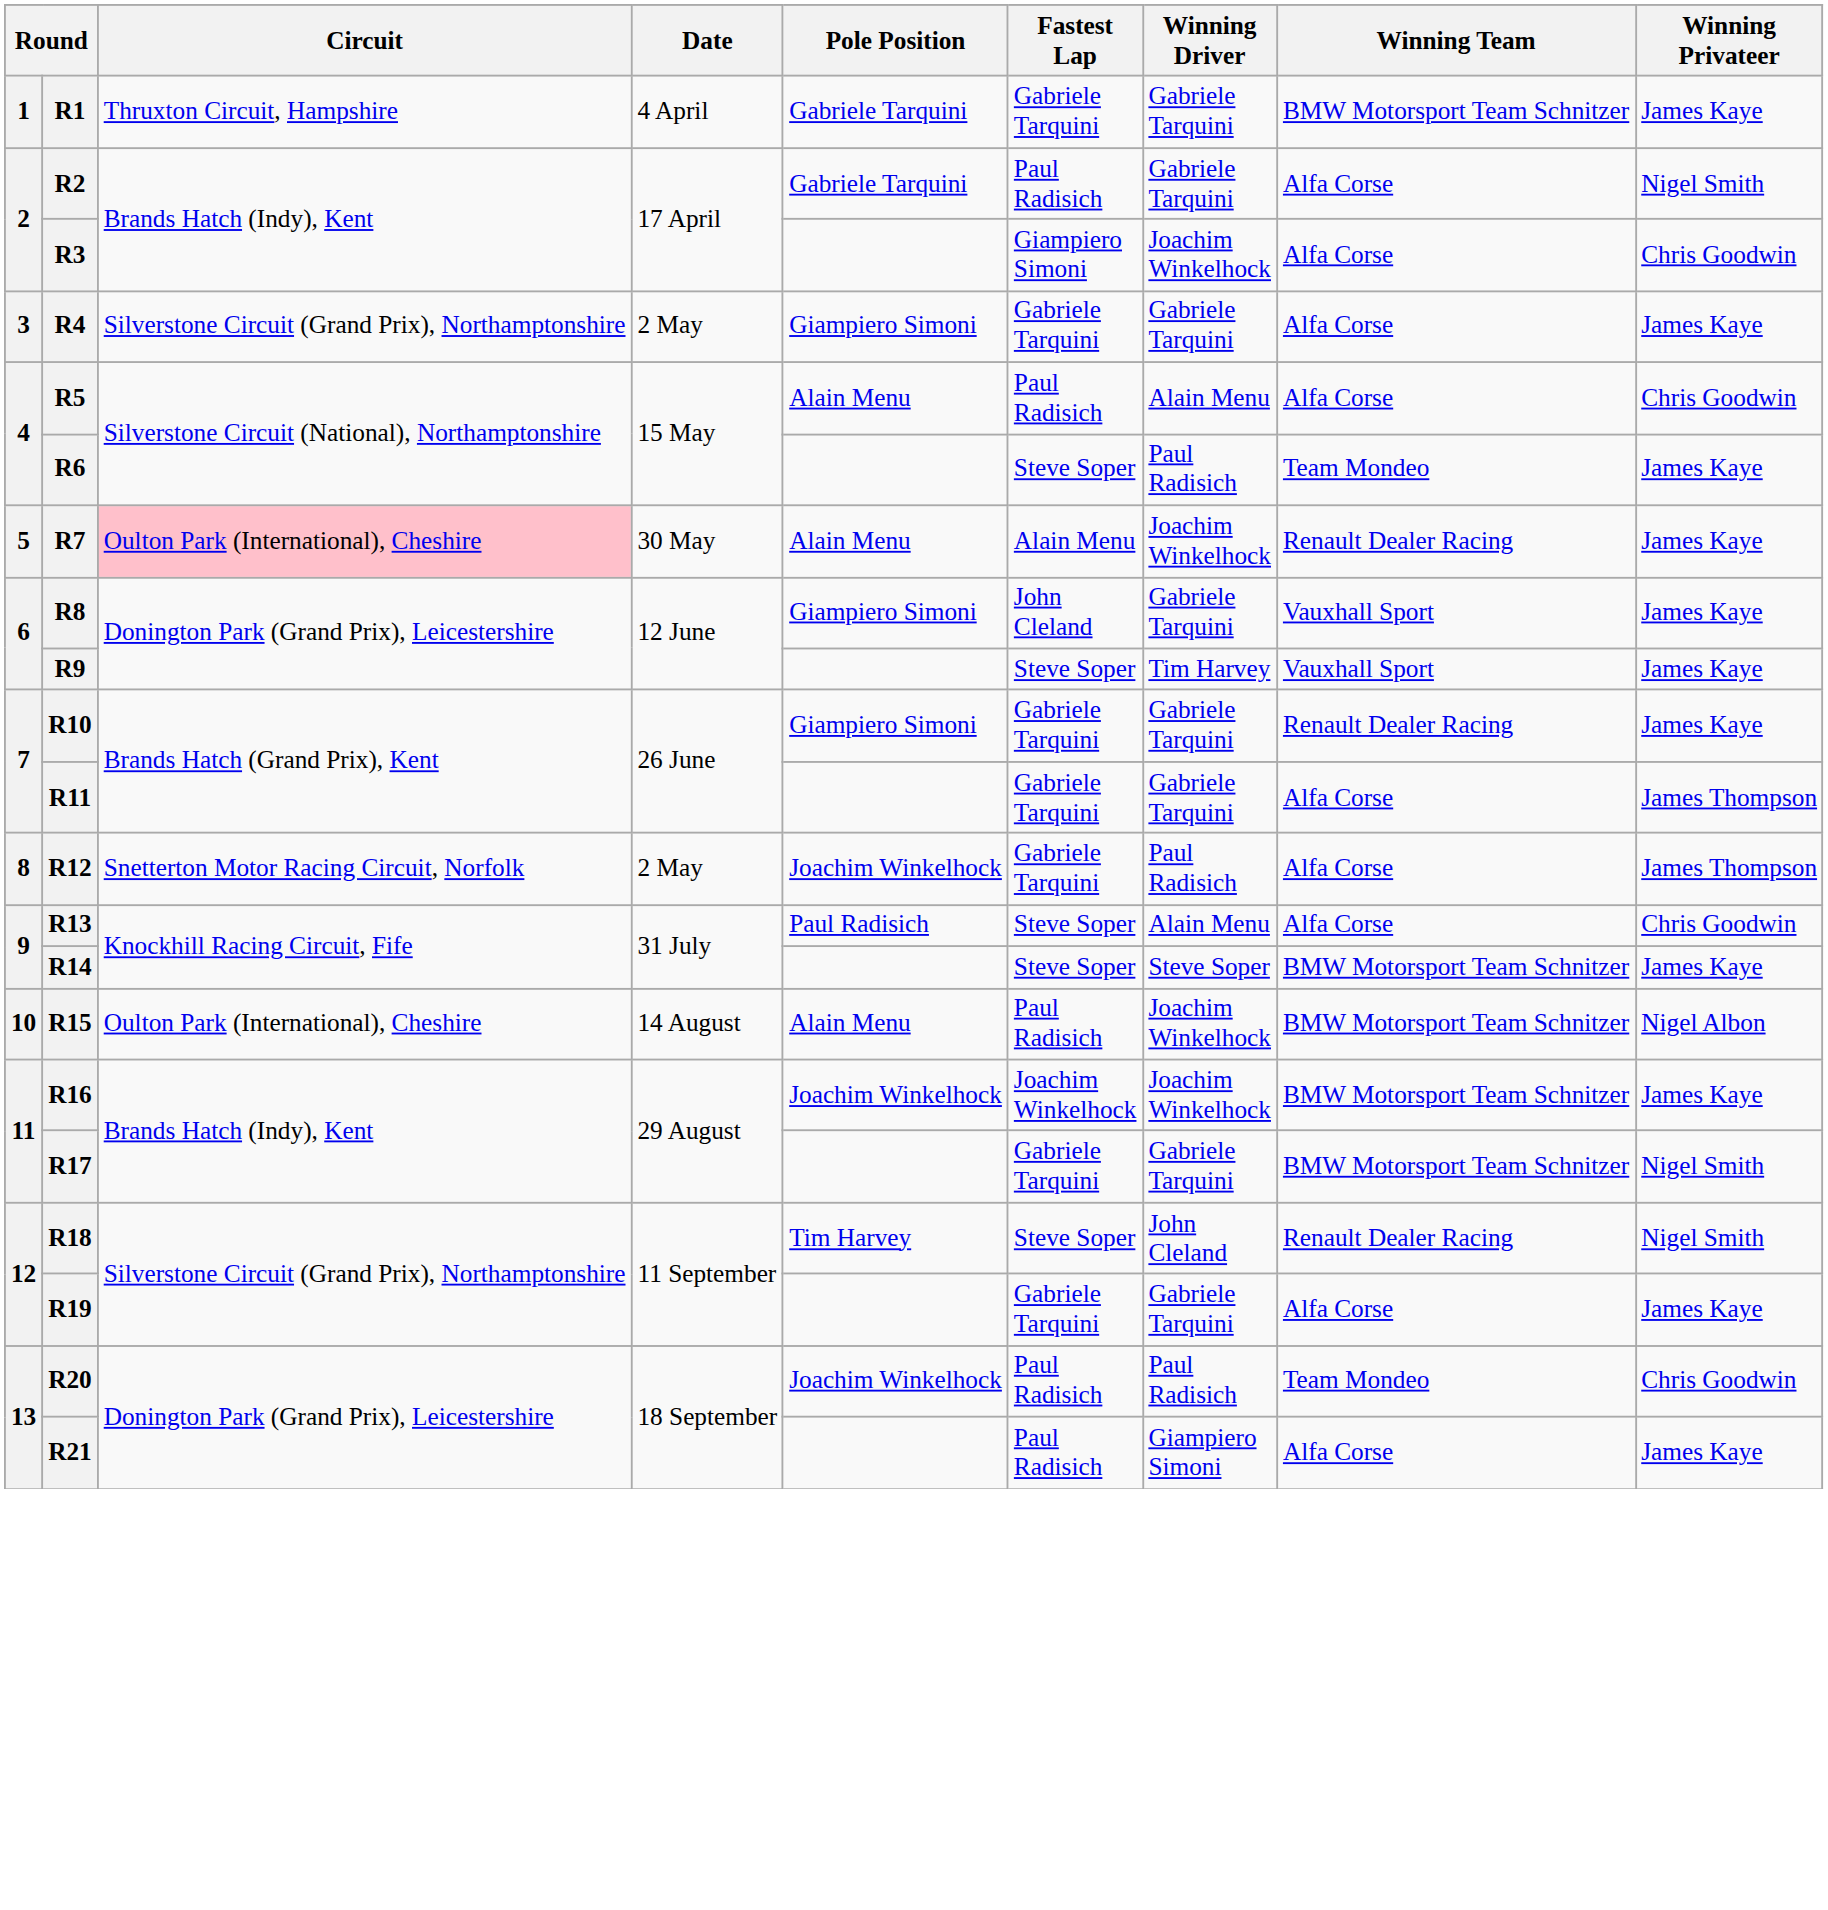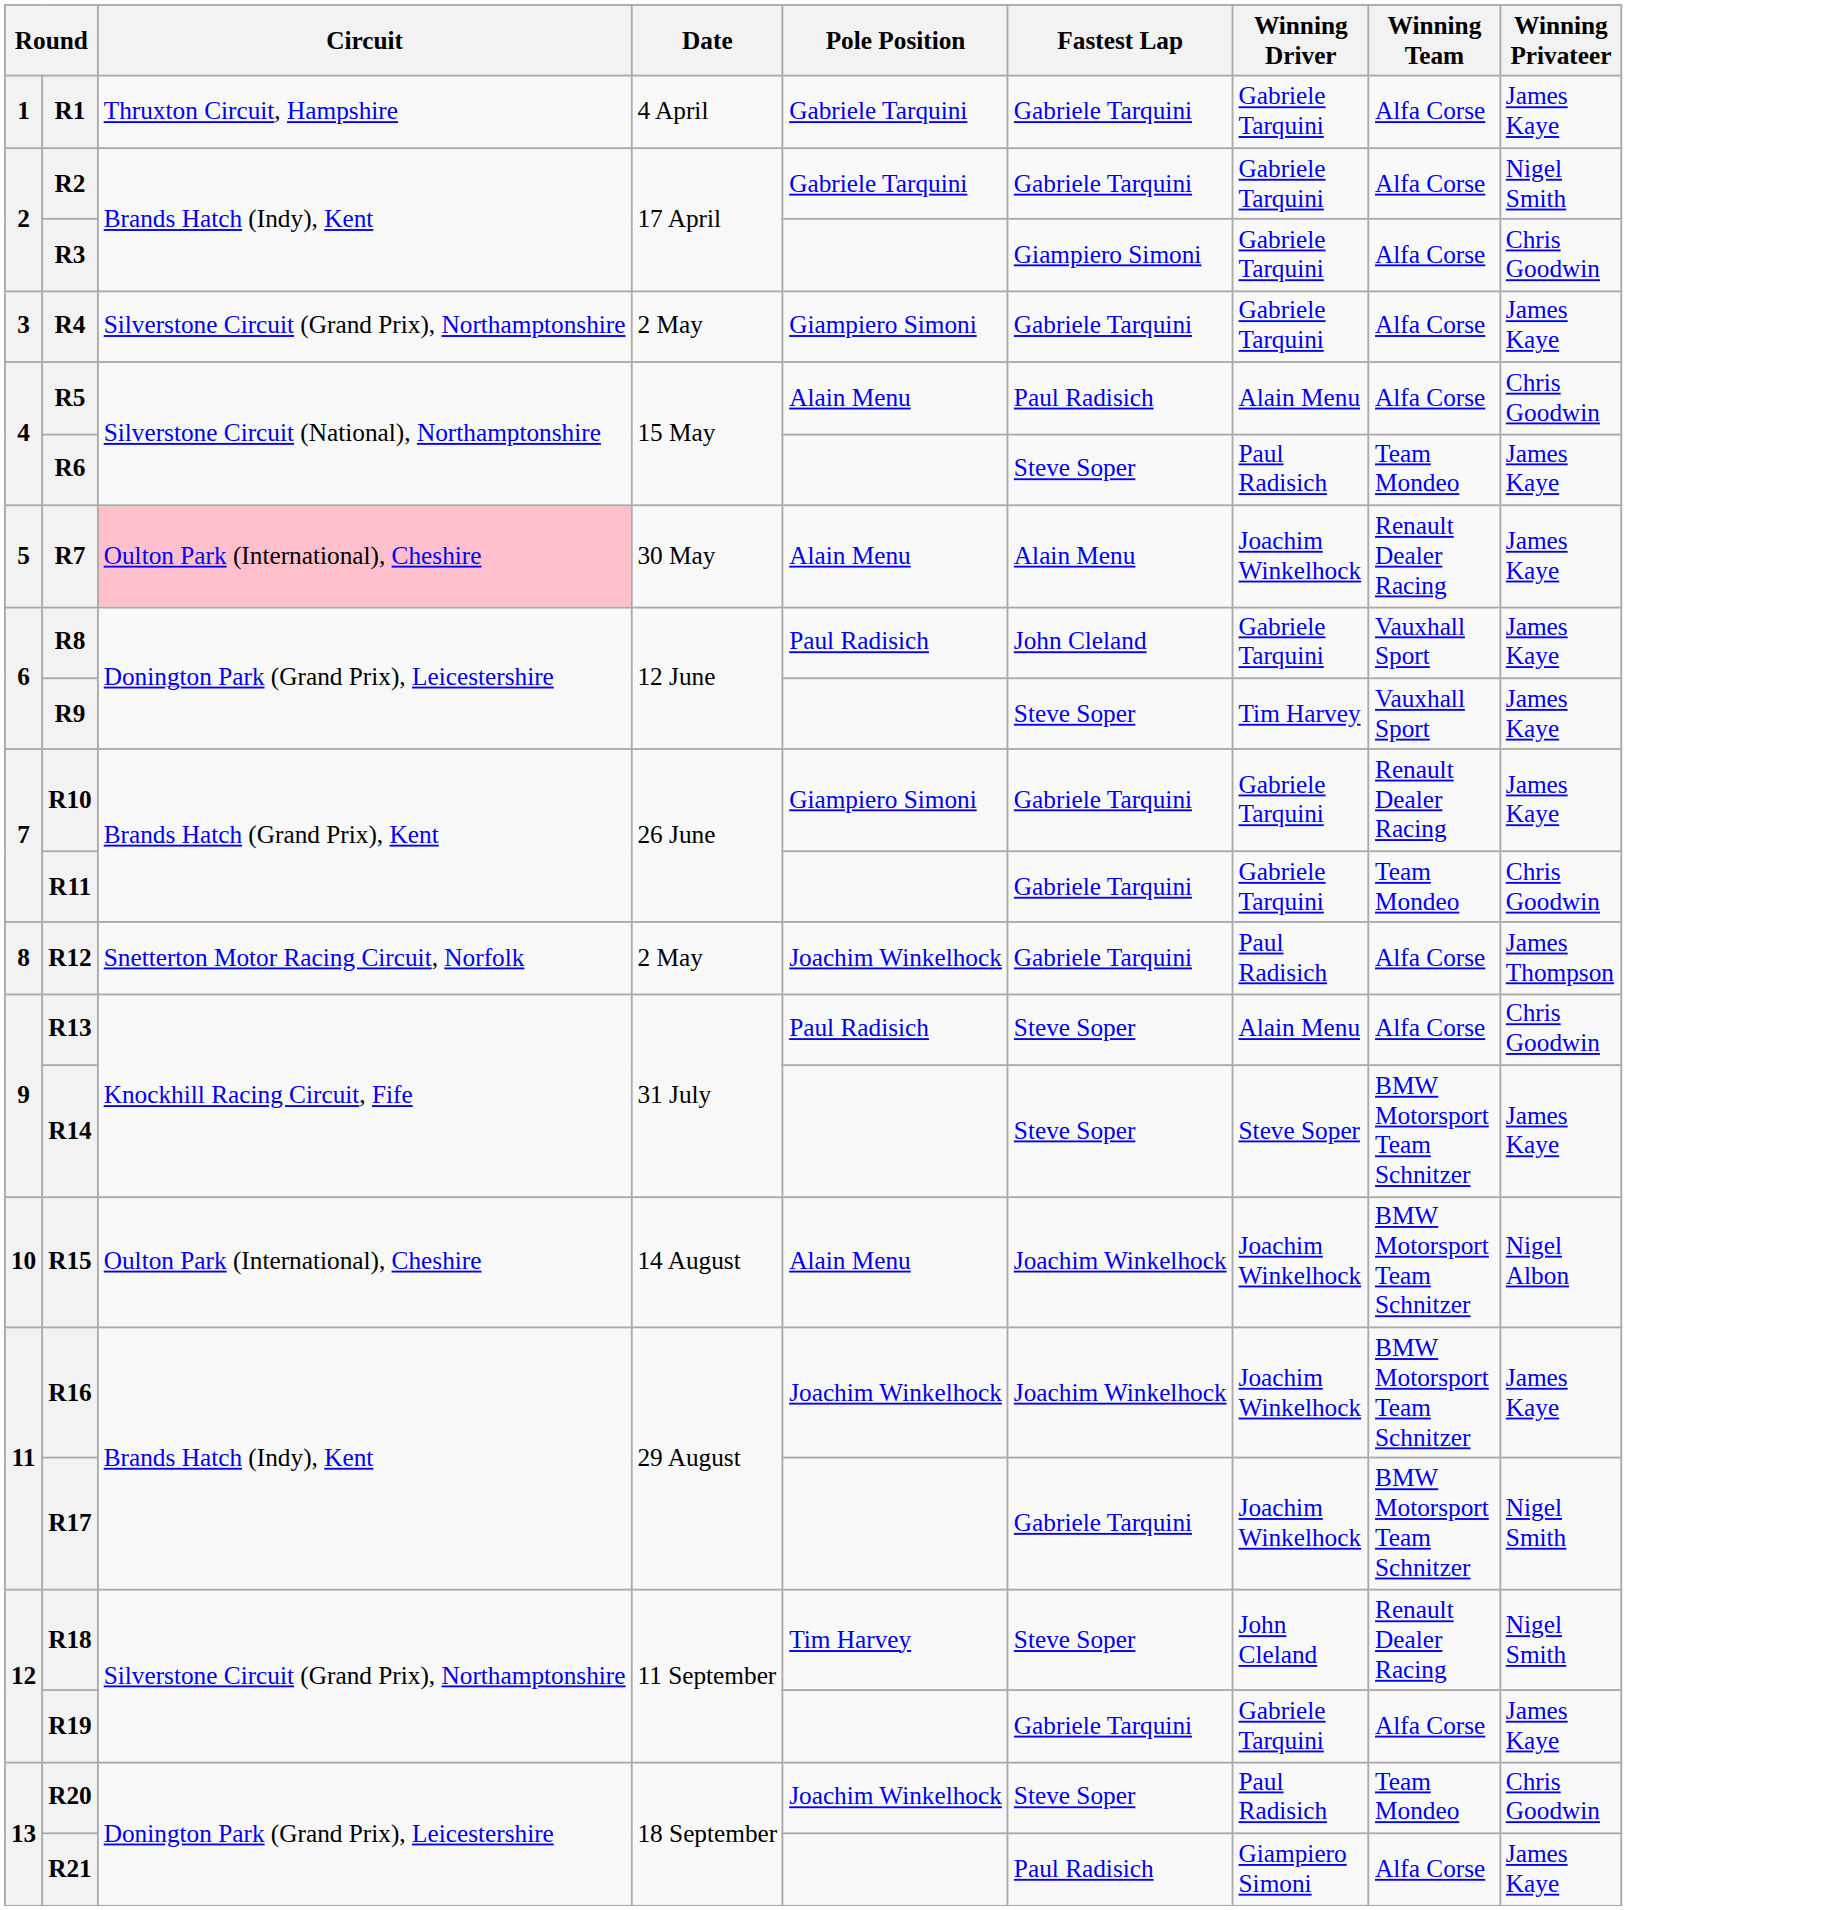(1456, 111) BMW Motorsport Team Schnitzer -> (1430, 111) Alfa Corse
(1058, 182) Paul Radisich -> (1103, 182) Gabriele Tarquini
(1210, 254) Joachim Winkelhock -> (1282, 254) Gabriele Tarquini
(883, 611) Giampiero Simoni -> (859, 641) Paul Radisich
(1338, 796) Alfa Corse -> (1417, 885) Team Mondeo
(1729, 796) James Thompson -> (1553, 885) Chris Goodwin
(1058, 1022) Paul Radisich -> (1120, 1261) Joachim Winkelhock
(1192, 1165) Gabriele Tarquini -> (1300, 1523) Joachim Winkelhock
(1058, 1380) Paul Radisich -> (1075, 1797) Steve Soper
